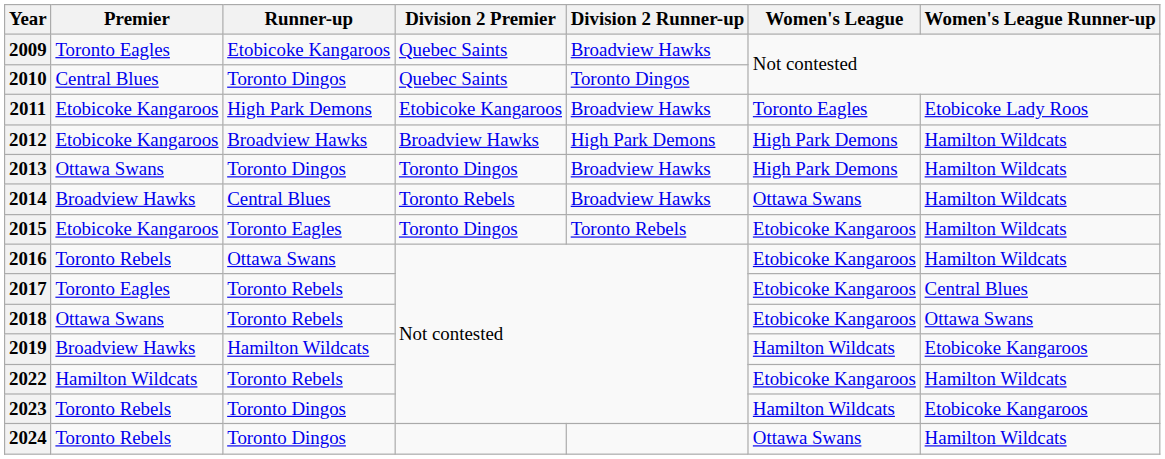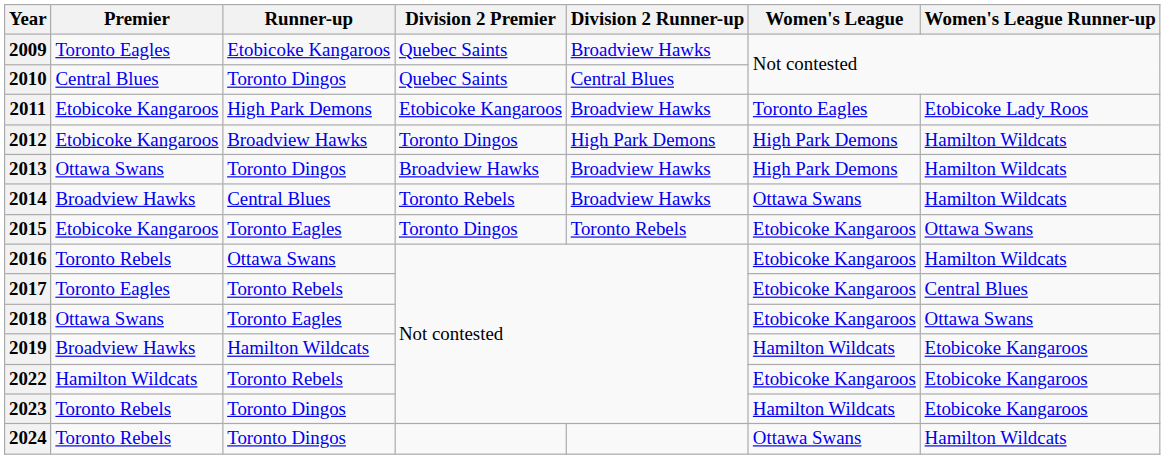(630, 79) Toronto Dingos -> (622, 79) Central Blues
(469, 139) Broadview Hawks -> (458, 139) Toronto Dingos
(458, 169) Toronto Dingos -> (469, 169) Broadview Hawks
(996, 229) Hamilton Wildcats -> (979, 229) Ottawa Swans
(285, 318) Toronto Rebels -> (284, 318) Toronto Eagles
(996, 378) Hamilton Wildcats -> (1006, 378) Etobicoke Kangaroos
